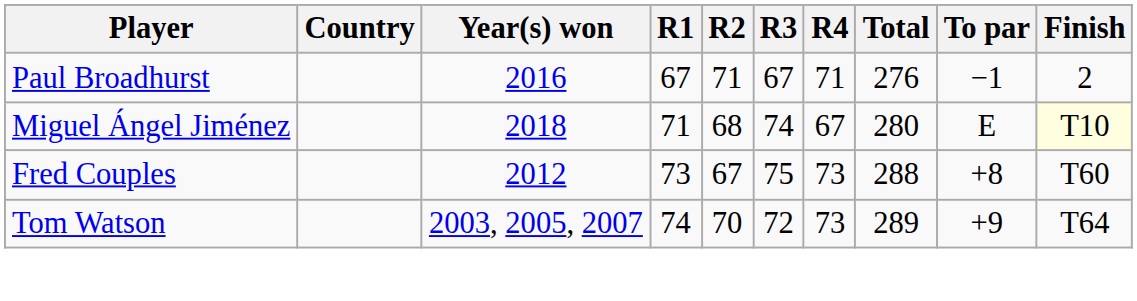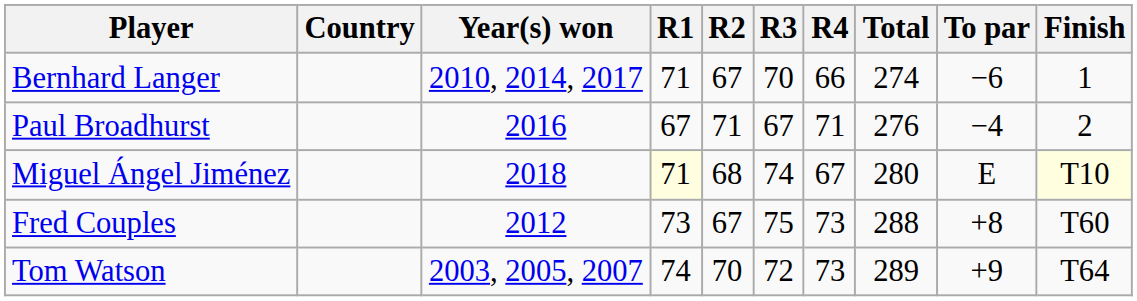+ row: (116, 77)
(987, 77) −1 -> (987, 125) −4
(676, 125) no background -> (676, 174) lightyellow background
